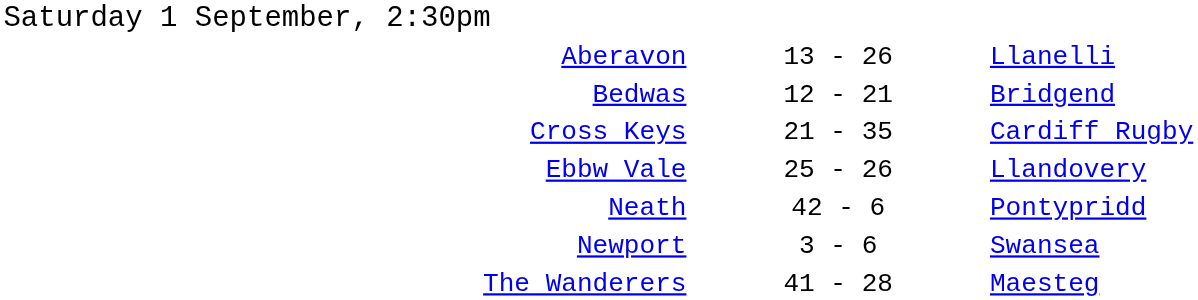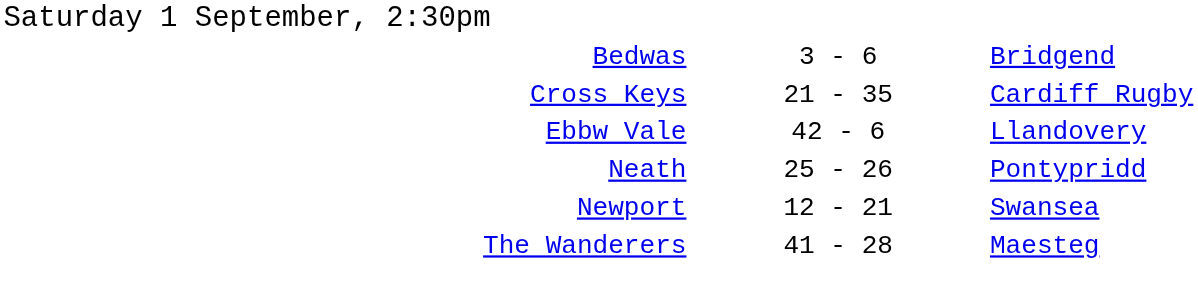- row: (624, 57)
(838, 95) 12 - 21 -> (838, 57) 3 - 6
(838, 171) 25 - 26 -> (838, 133) 42 - 6
(838, 209) 42 - 6 -> (838, 171) 25 - 26
(838, 246) 3 - 6 -> (838, 209) 12 - 21
